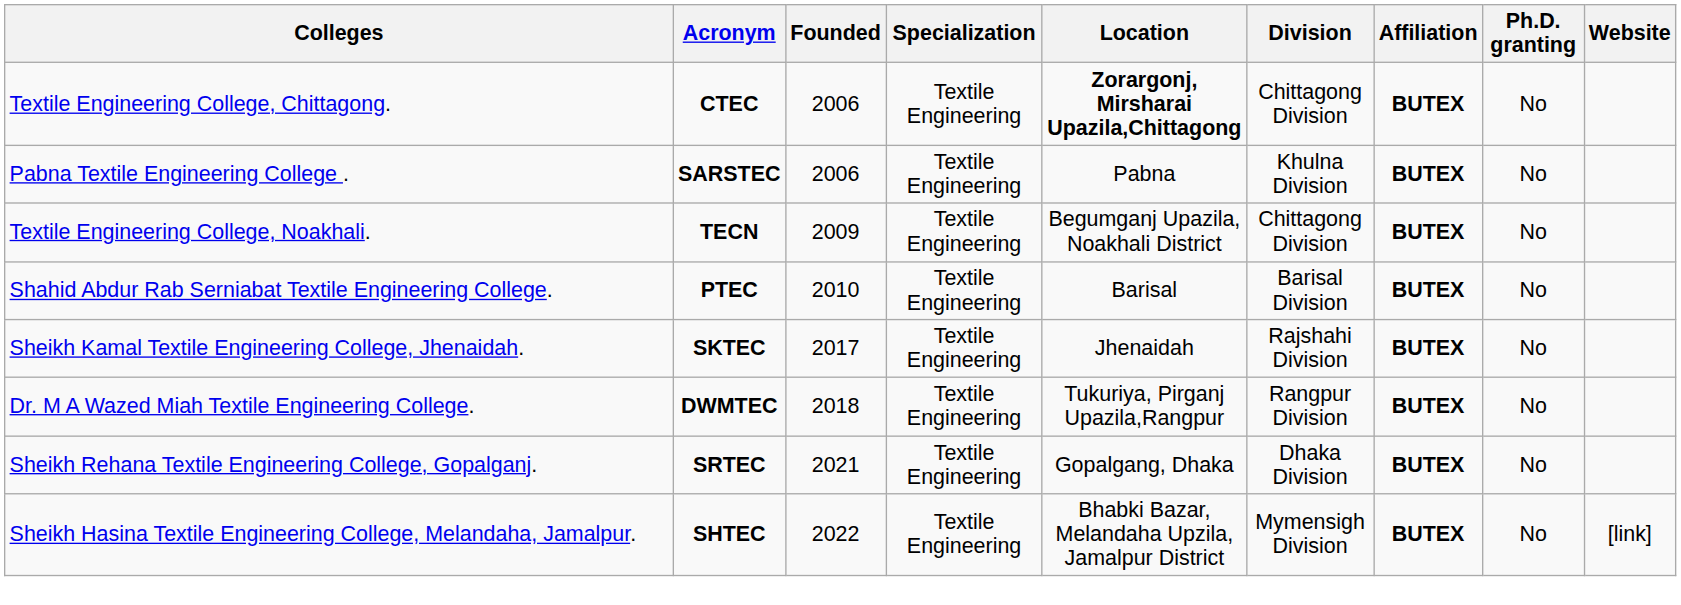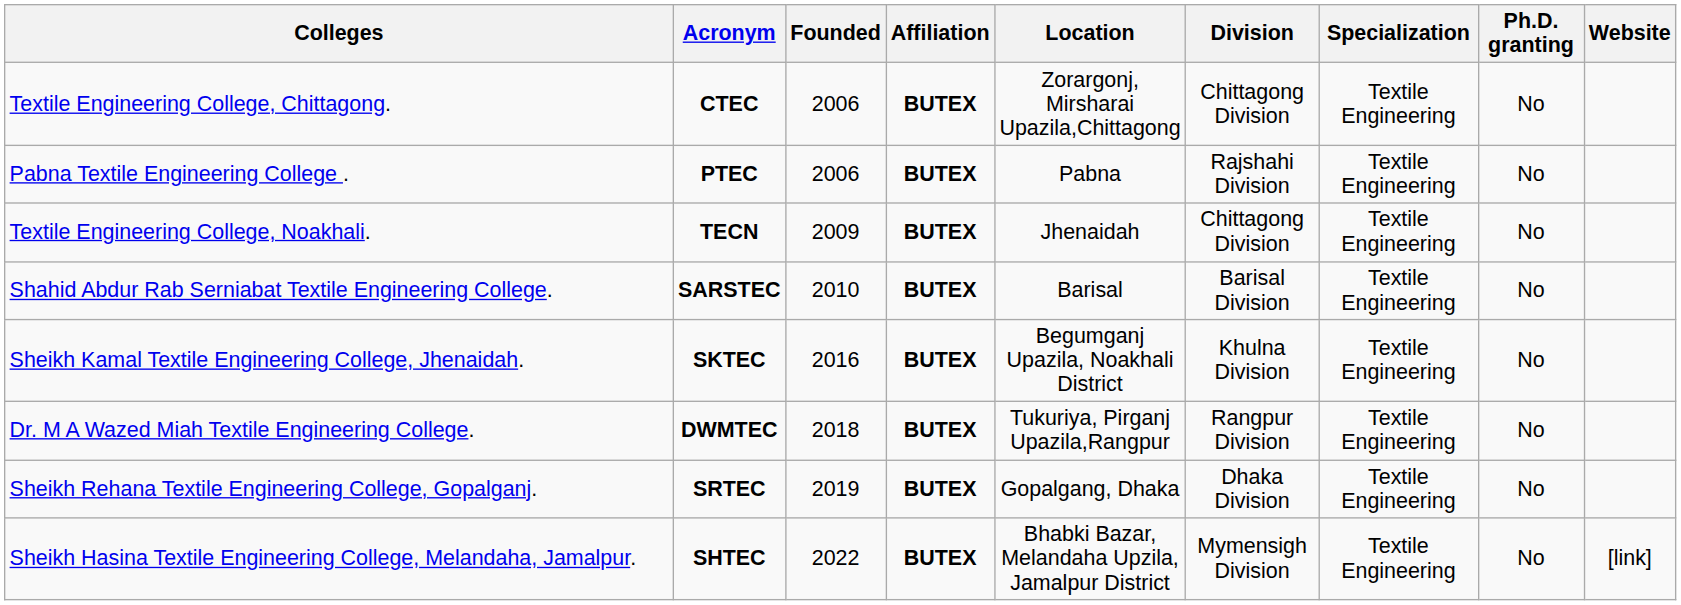columns swapped: (1428, 33) <-> (964, 33)
(1144, 103) bold -> (1090, 103) normal
(729, 173) SARSTEC -> (729, 173) PTEC
(1310, 173) Khulna Division -> (1252, 173) Rajshahi Division
(1144, 232) Begumganj Upazila, Noakhali District -> (1090, 232) Jhenaidah
(729, 290) PTEC -> (729, 290) SARSTEC
(836, 348) 2017 -> (836, 360) 2016
(1144, 348) Jhenaidah -> (1090, 360) Begumganj Upazila, Noakhali District
(1310, 348) Rajshahi Division -> (1252, 360) Khulna Division
(836, 464) 2021 -> (836, 488) 2019
